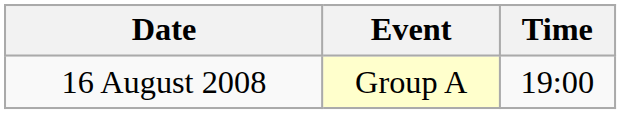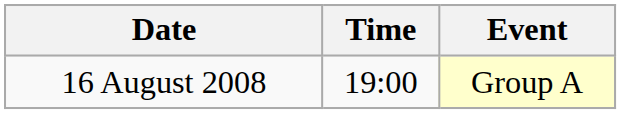columns swapped: (557, 30) <-> (411, 30)
